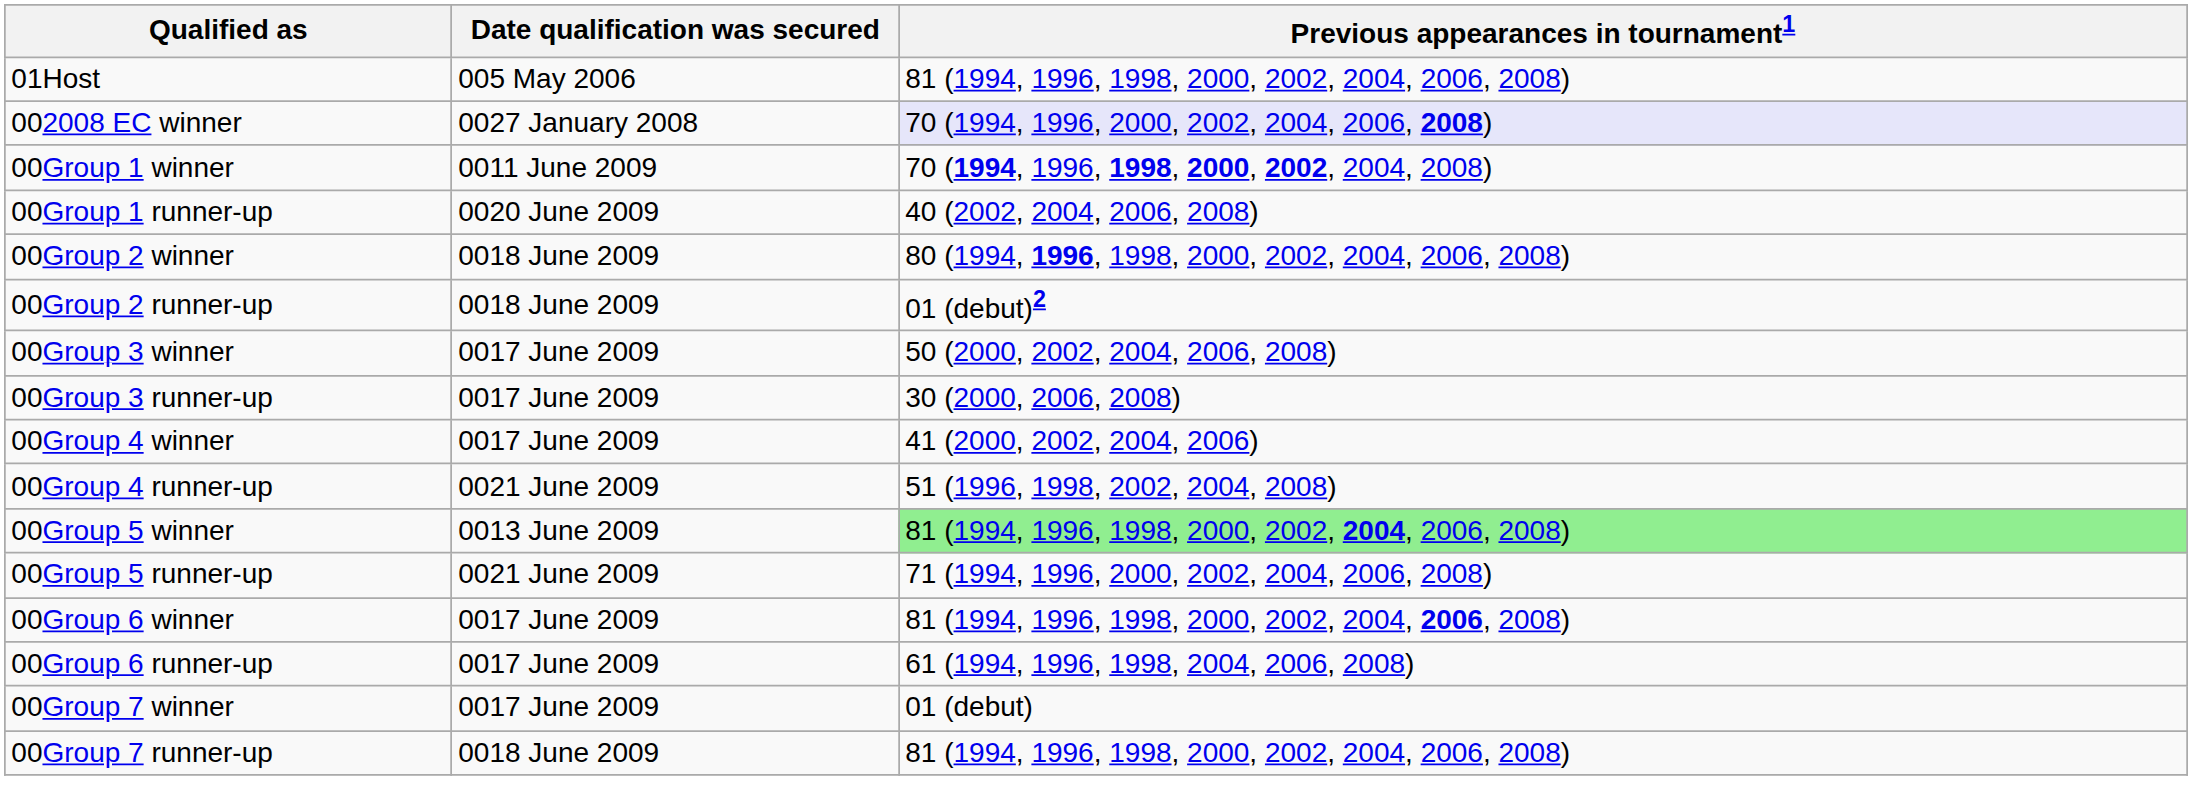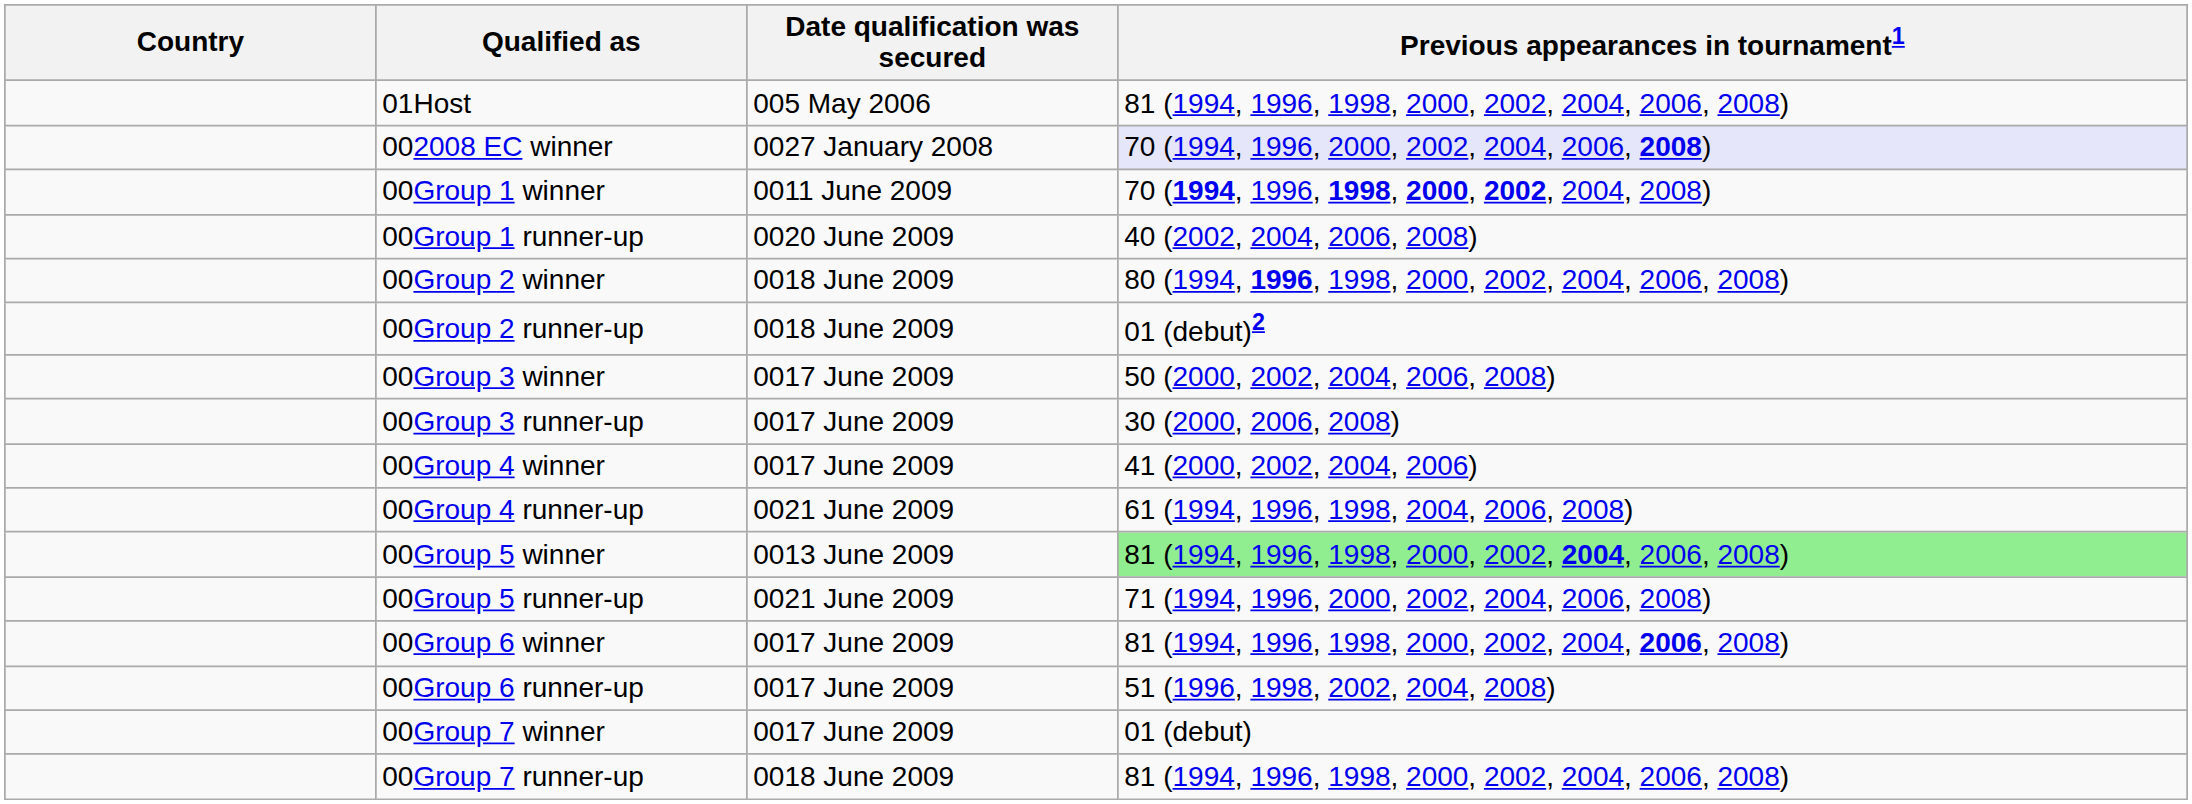+ column: (190, 42)
(1121, 485) 51 (1996, 1998, 2002, 2004, 2008) -> (1379, 509) 61 (1994, 1996, 1998, 2004, 2006, 2008)
(1160, 663) 61 (1994, 1996, 1998, 2004, 2006, 2008) -> (1340, 687) 51 (1996, 1998, 2002, 2004, 2008)
